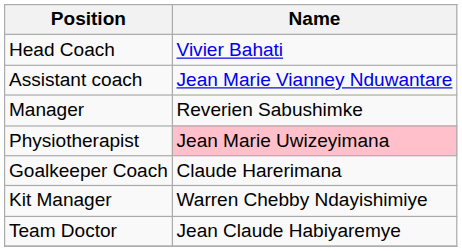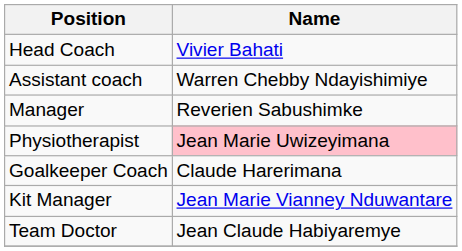(314, 79) Jean Marie Vianney Nduwantare -> (302, 79) Warren Chebby Ndayishimiye
(302, 200) Warren Chebby Ndayishimiye -> (314, 200) Jean Marie Vianney Nduwantare
